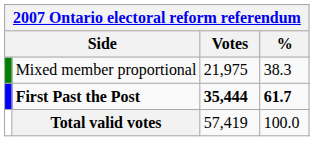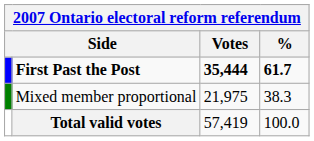rows swapped: (78, 96) <-> (106, 70)
